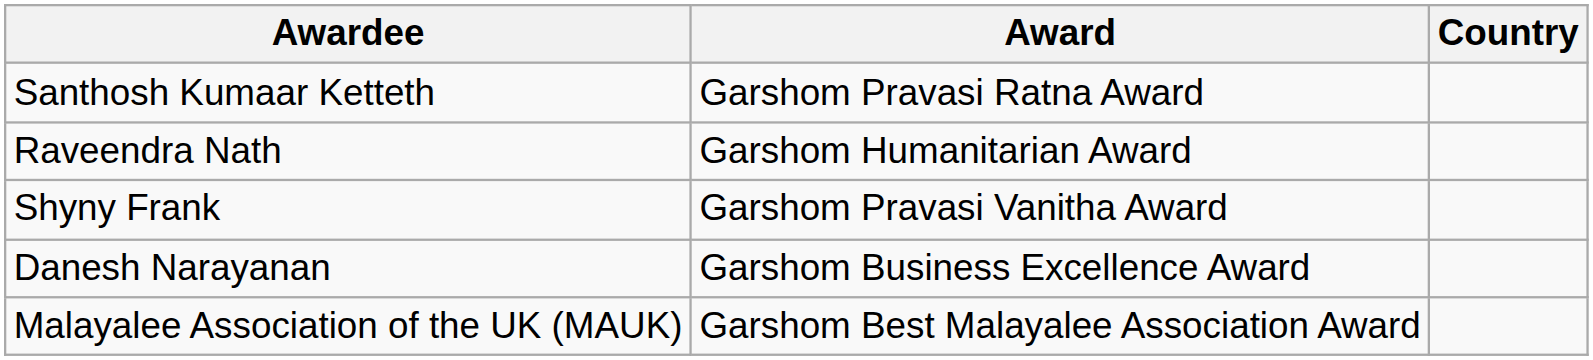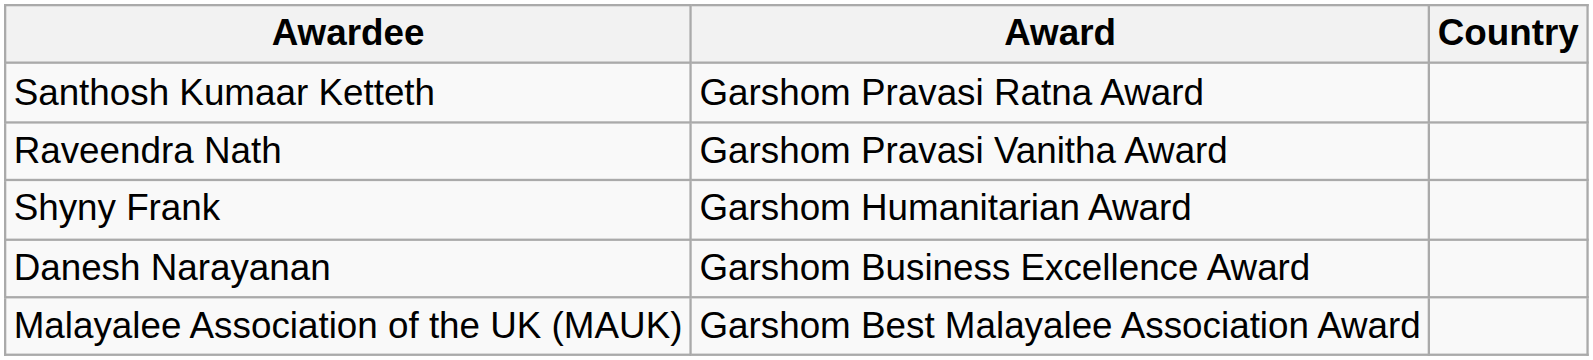(946, 150) Garshom Humanitarian Award -> (964, 150) Garshom Pravasi Vanitha Award
(964, 208) Garshom Pravasi Vanitha Award -> (946, 208) Garshom Humanitarian Award
